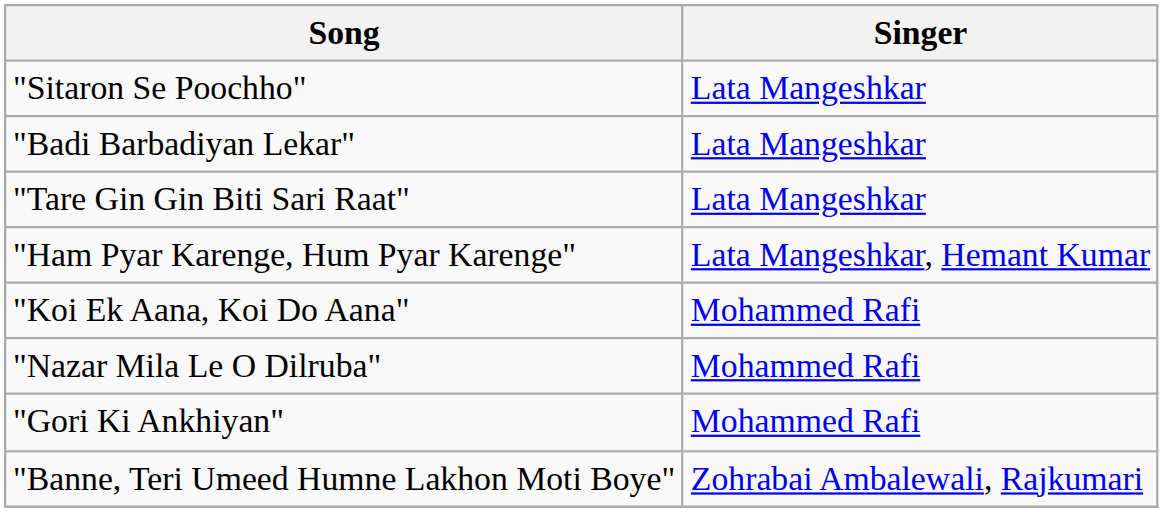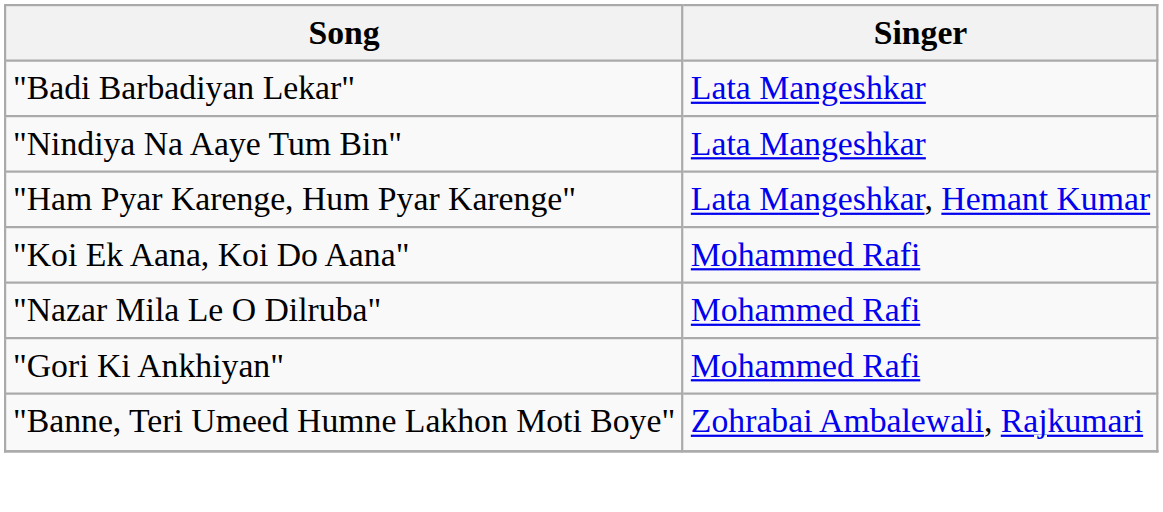- row: (160, 88)
+ row: (207, 143)
- row: (211, 199)
